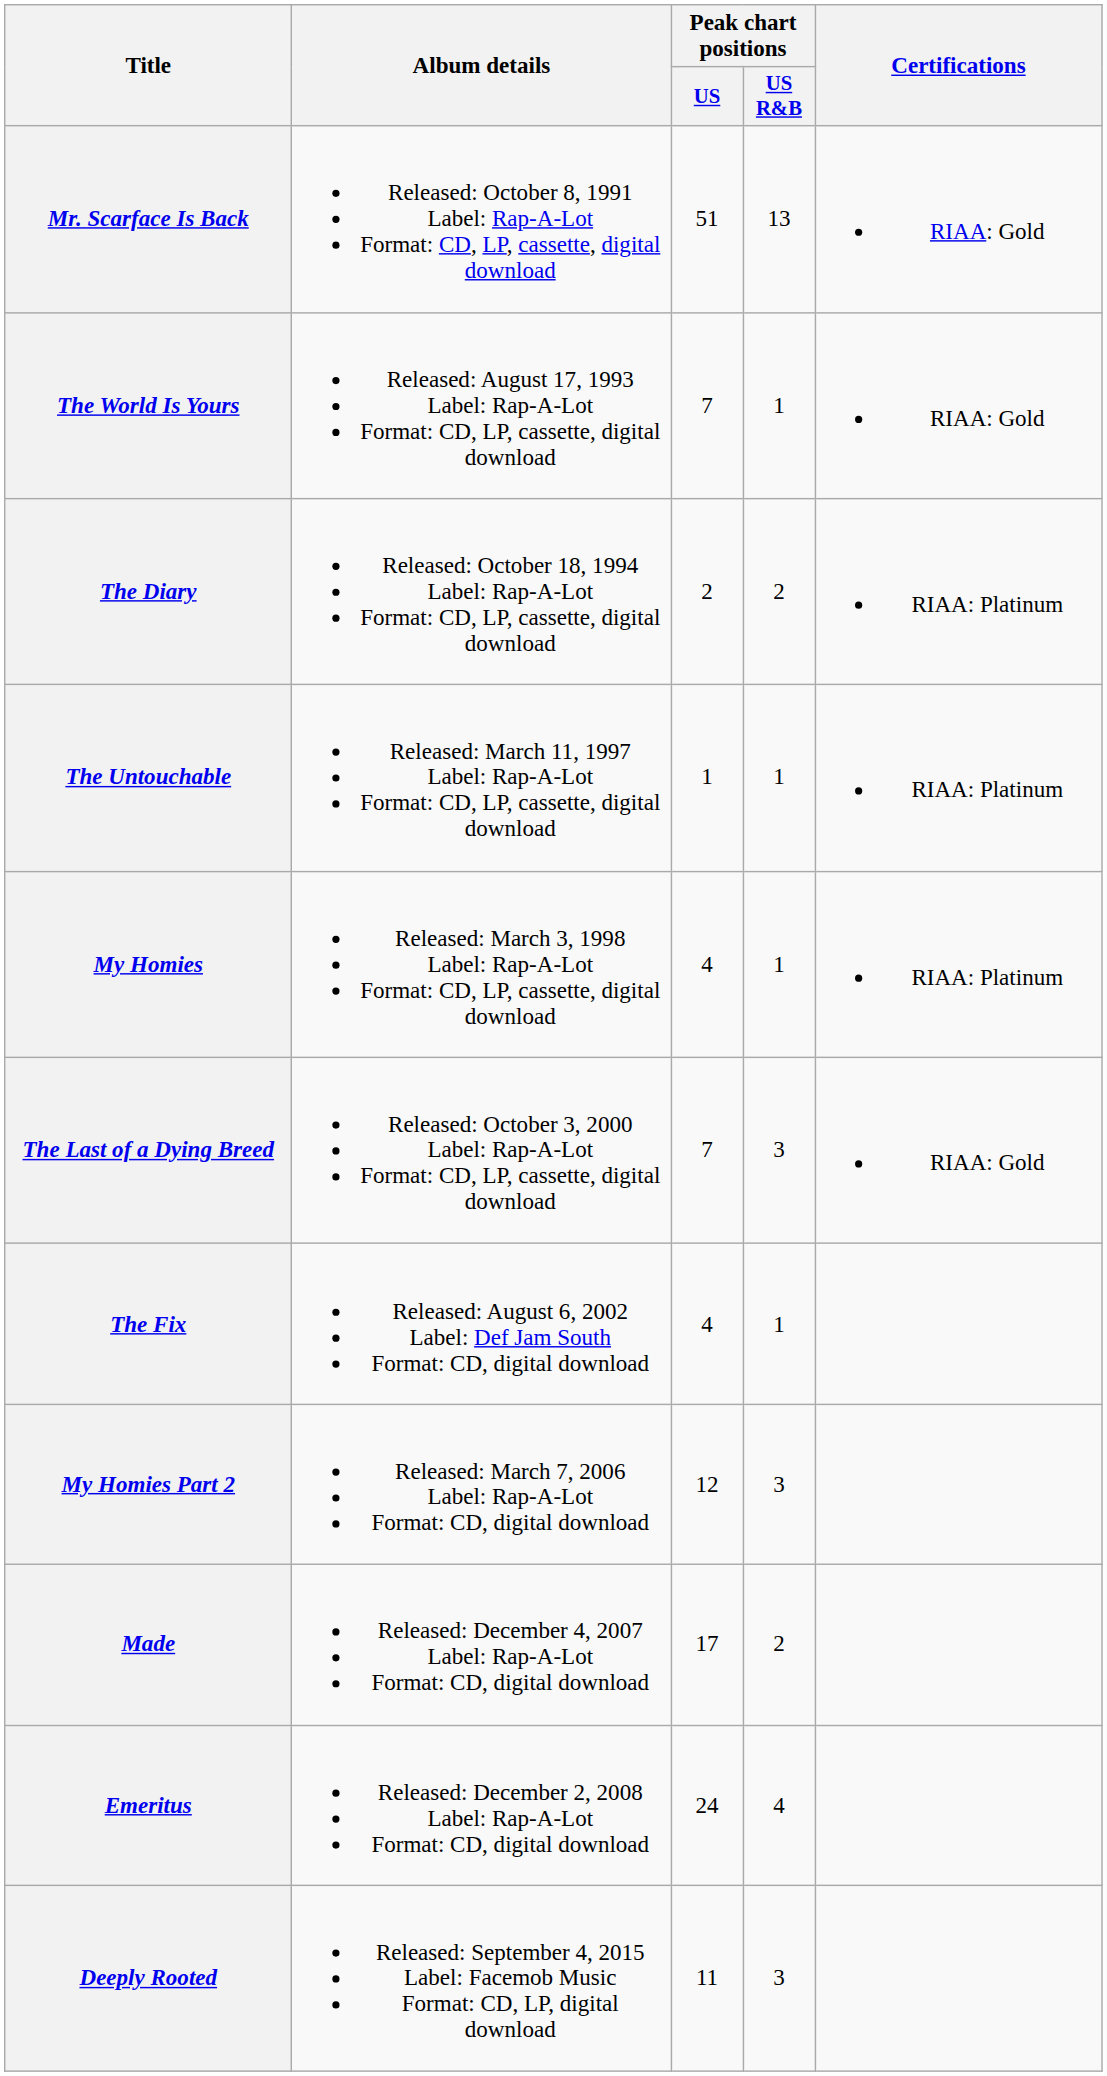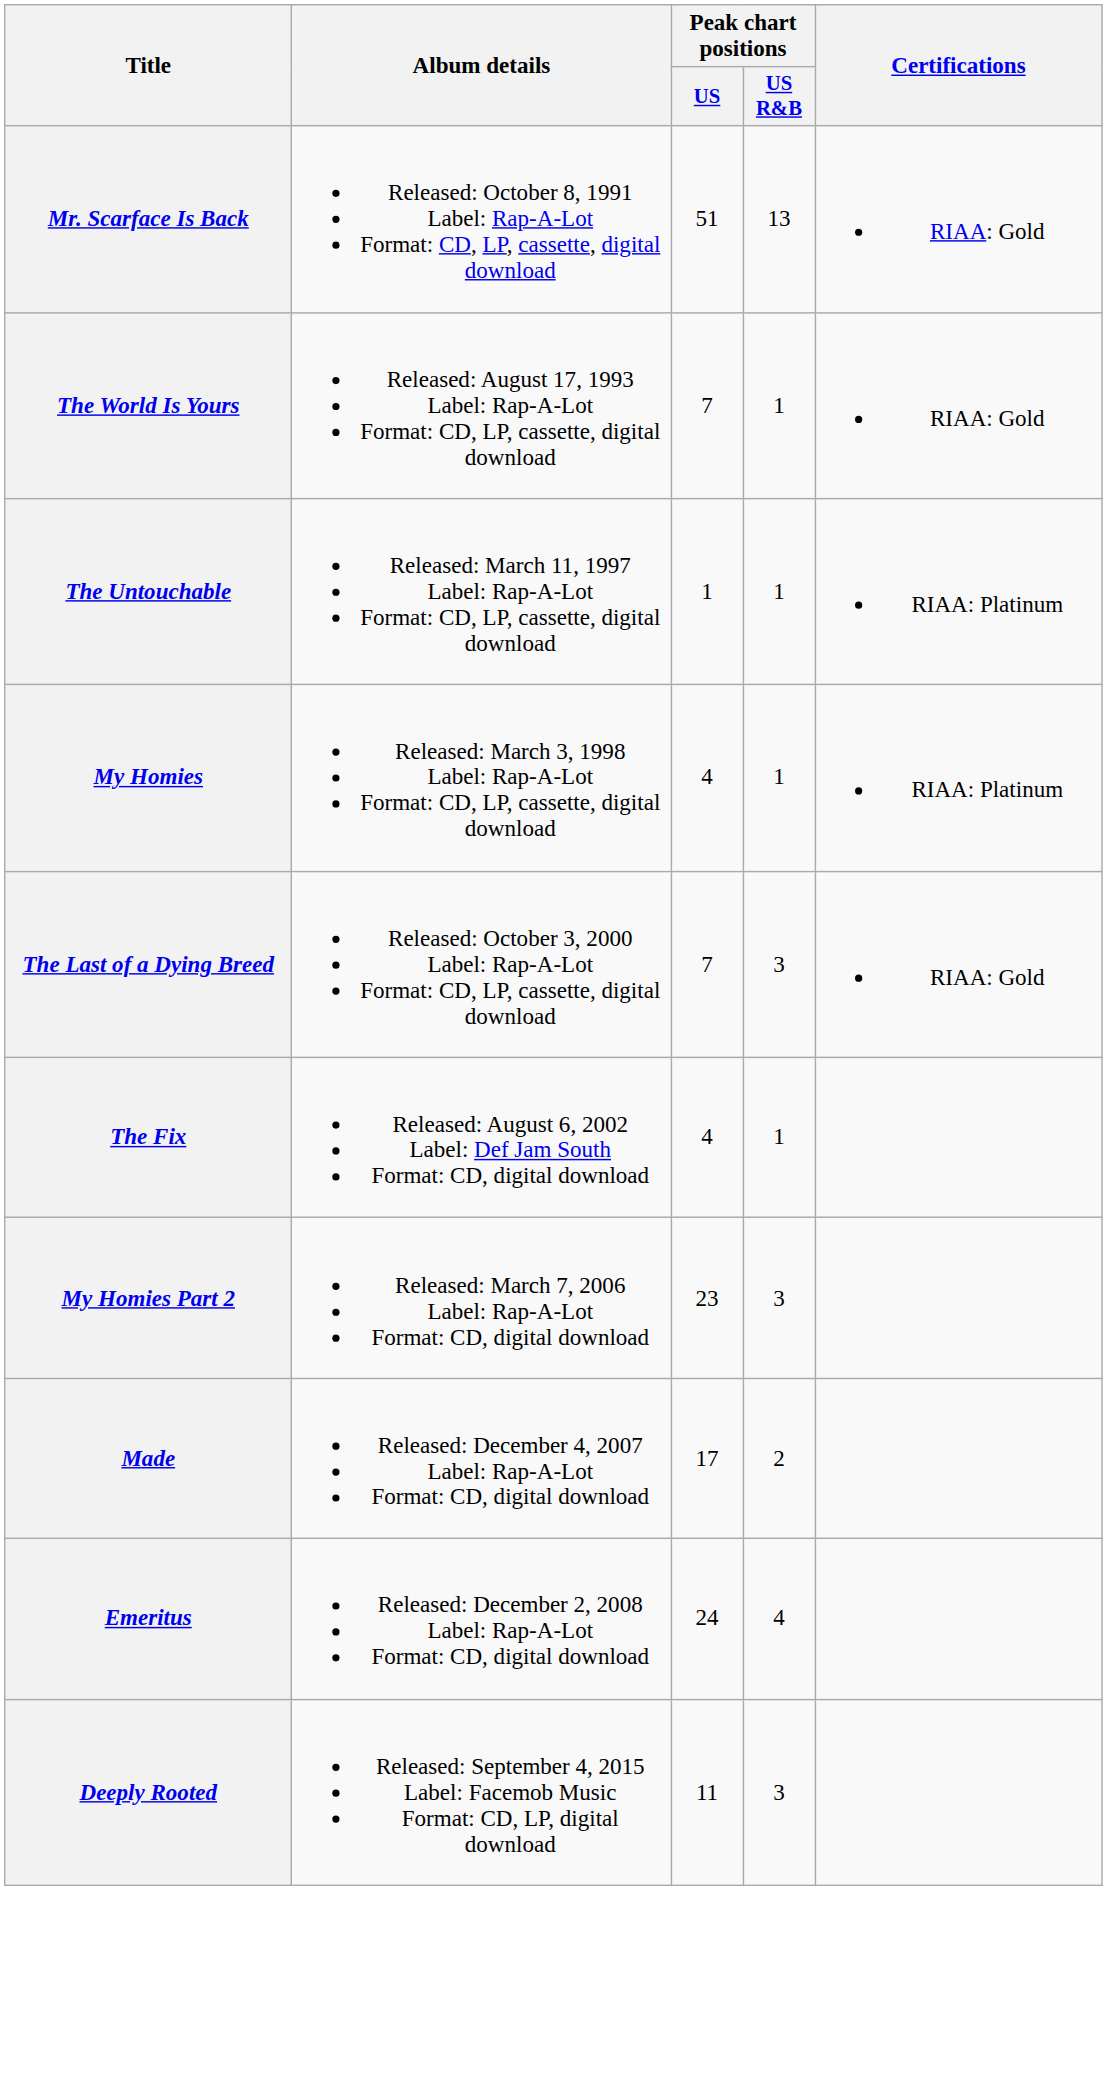- row: (148, 591)
(707, 1484) 12 -> (707, 1297) 23
